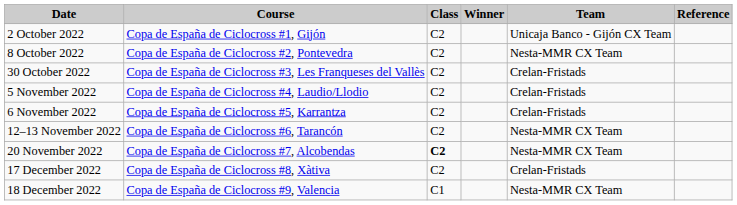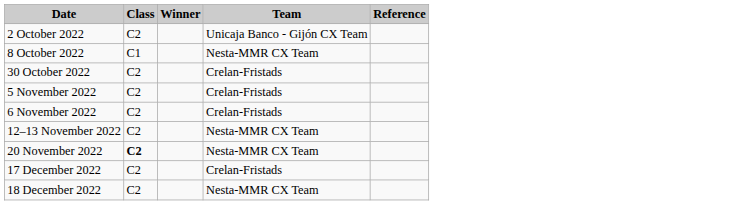- column: (276, 14)
(438, 53) C2 -> (134, 53) C1
(438, 190) C1 -> (134, 190) C2
